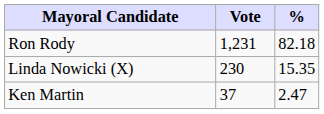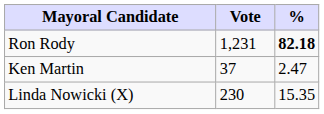(297, 43) normal -> (297, 43) bold
rows swapped: (71, 69) <-> (46, 95)
